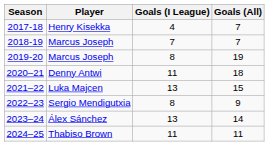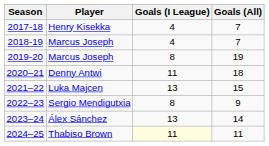(172, 42) 7 -> (172, 42) 4
(172, 133) no background -> (172, 133) lightyellow background
